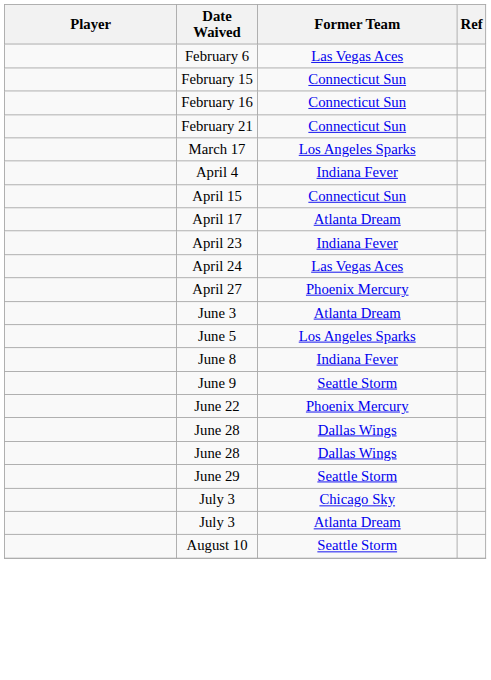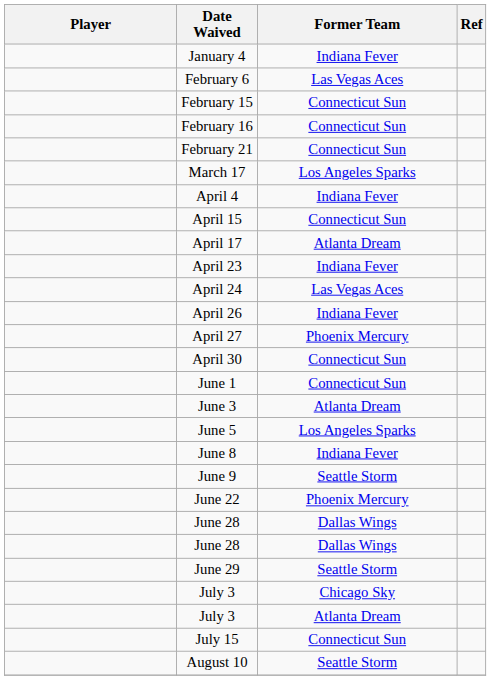+ row: (217, 56)
+ row: (217, 312)
+ row: (217, 359)
+ row: (217, 382)
+ row: (217, 639)
